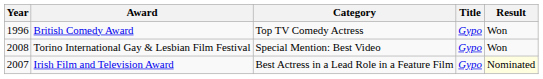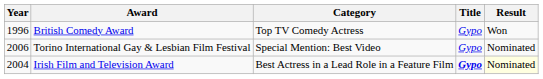(18, 47) 2008 -> (18, 47) 2006
(497, 47) Won -> (511, 47) Nominated
(18, 64) 2007 -> (18, 64) 2004
(470, 64) normal -> (470, 64) bold
